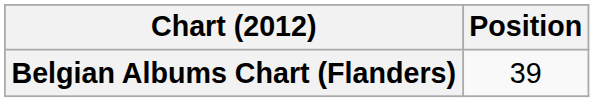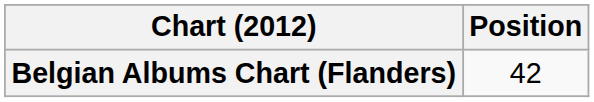(526, 72) 39 -> (526, 72) 42
